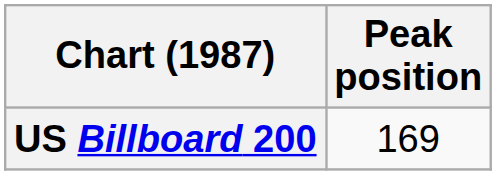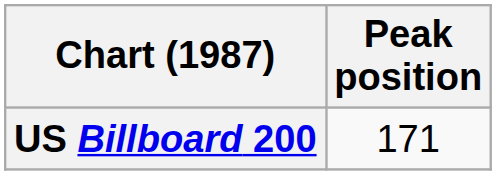(408, 137) 169 -> (408, 137) 171
